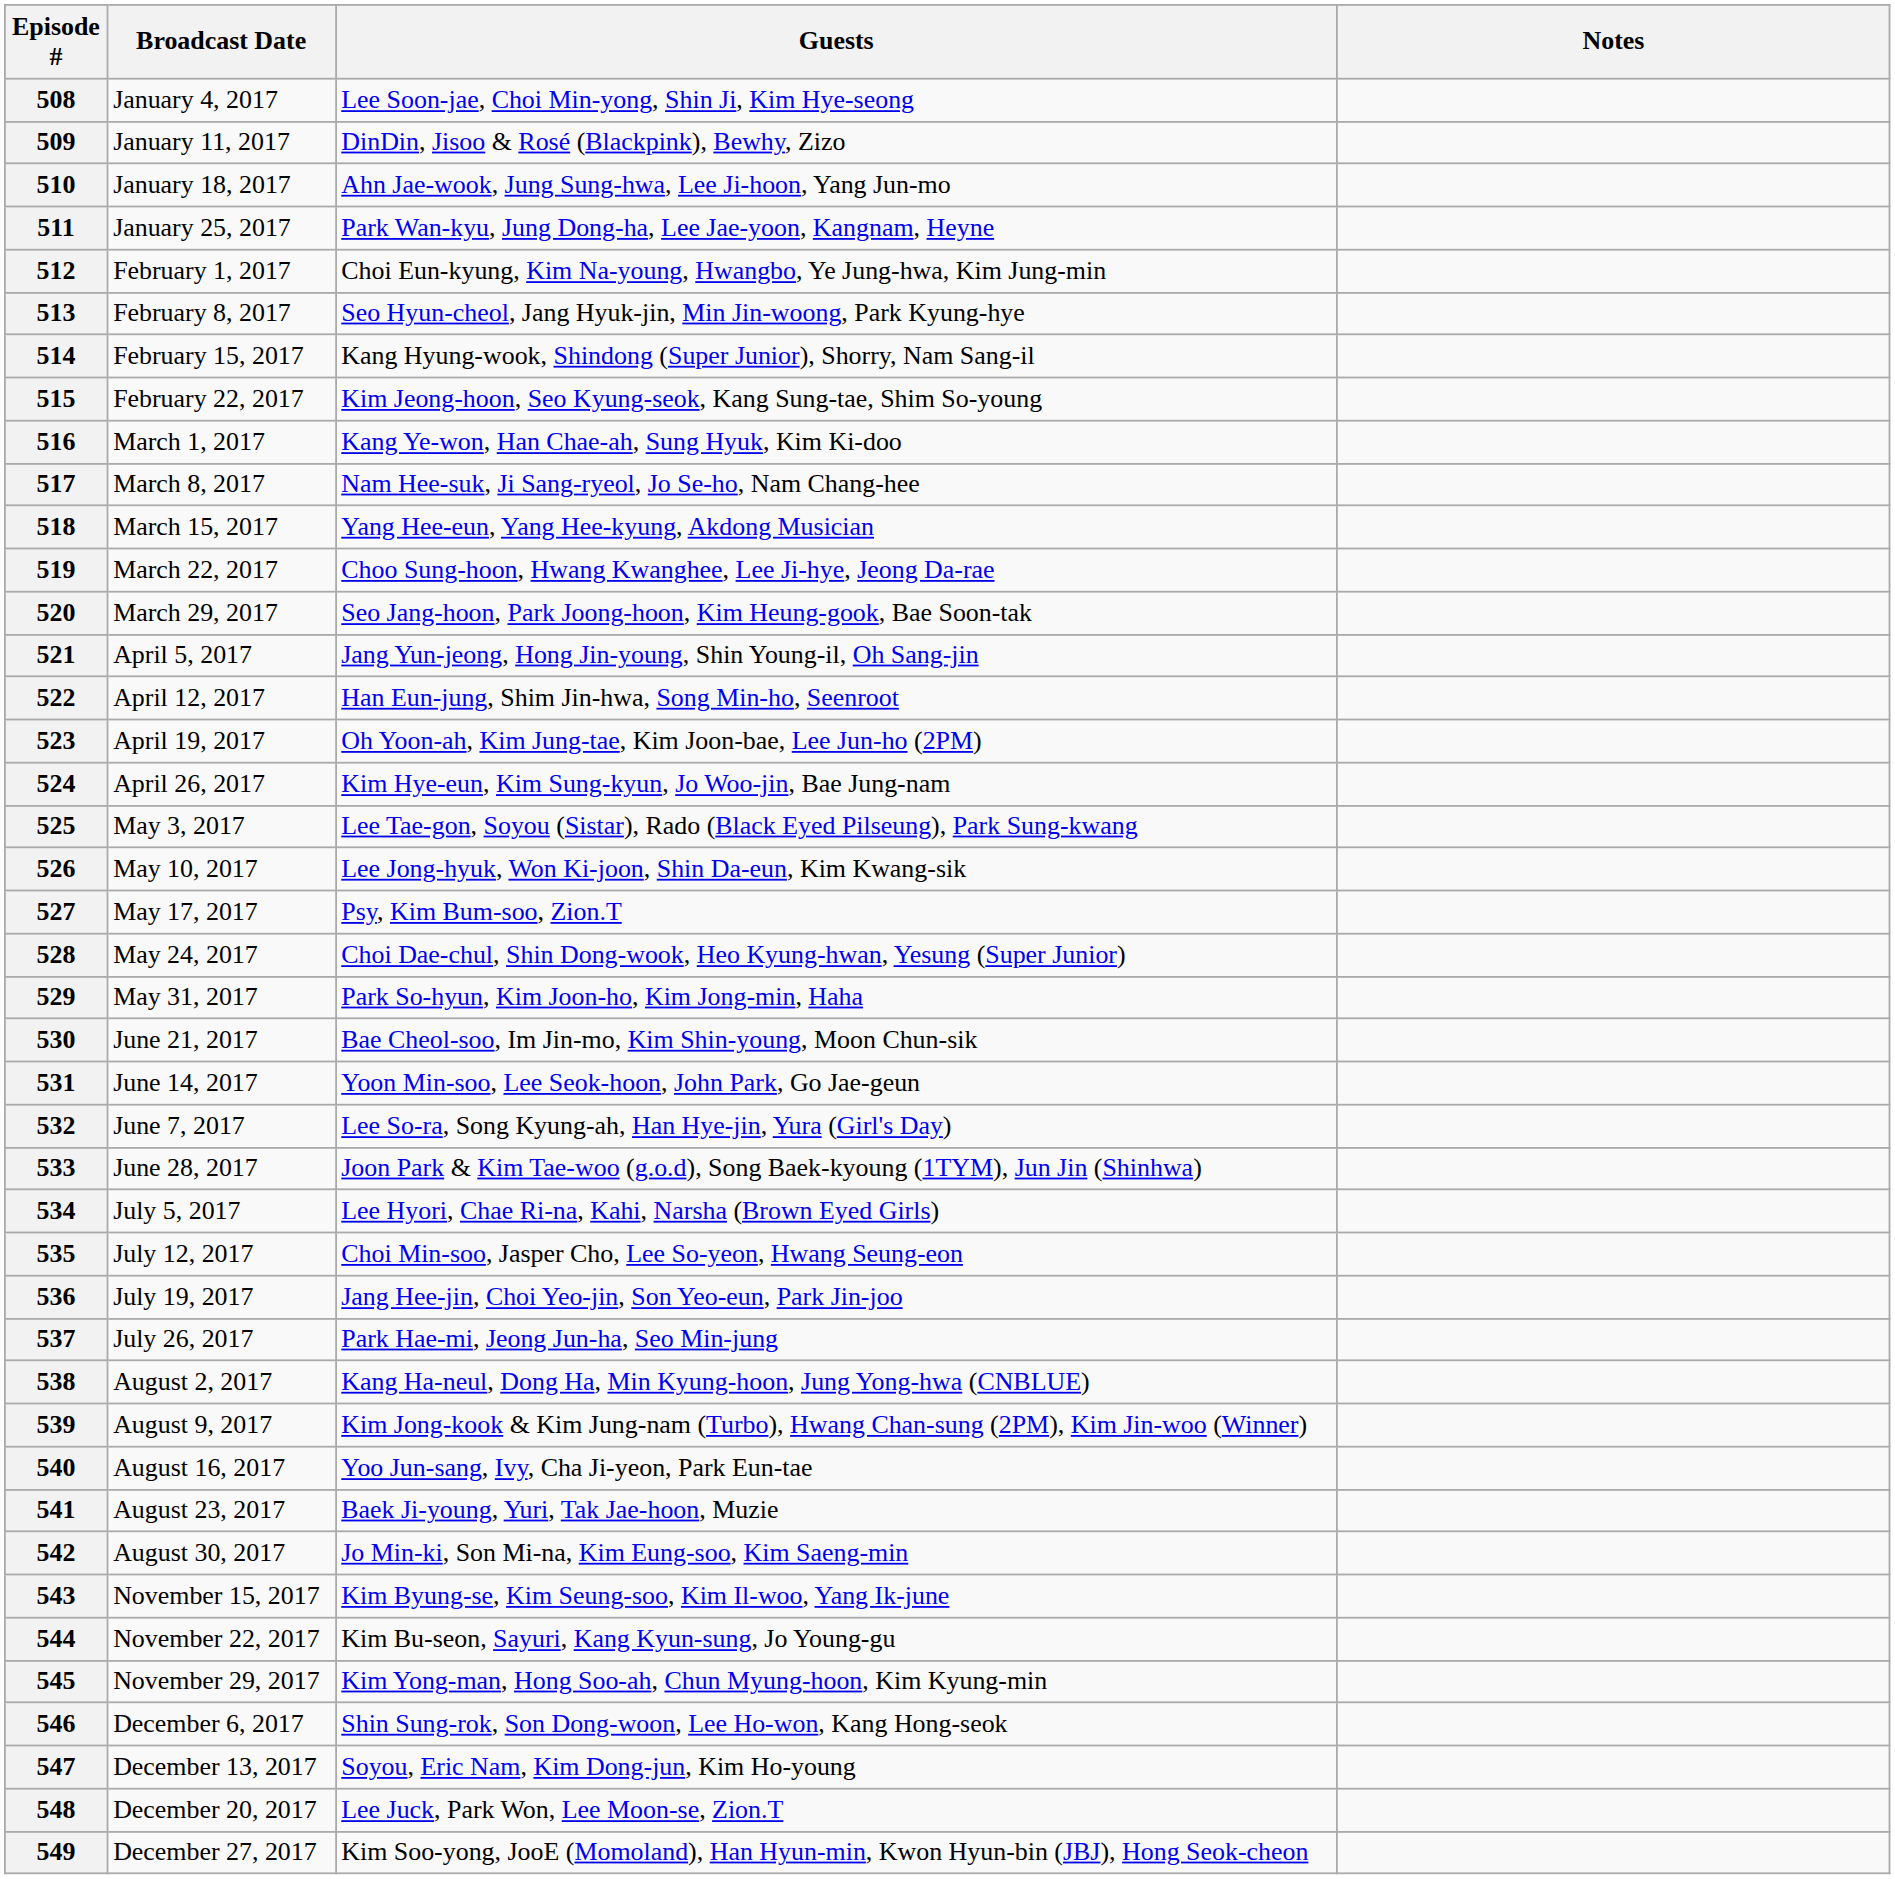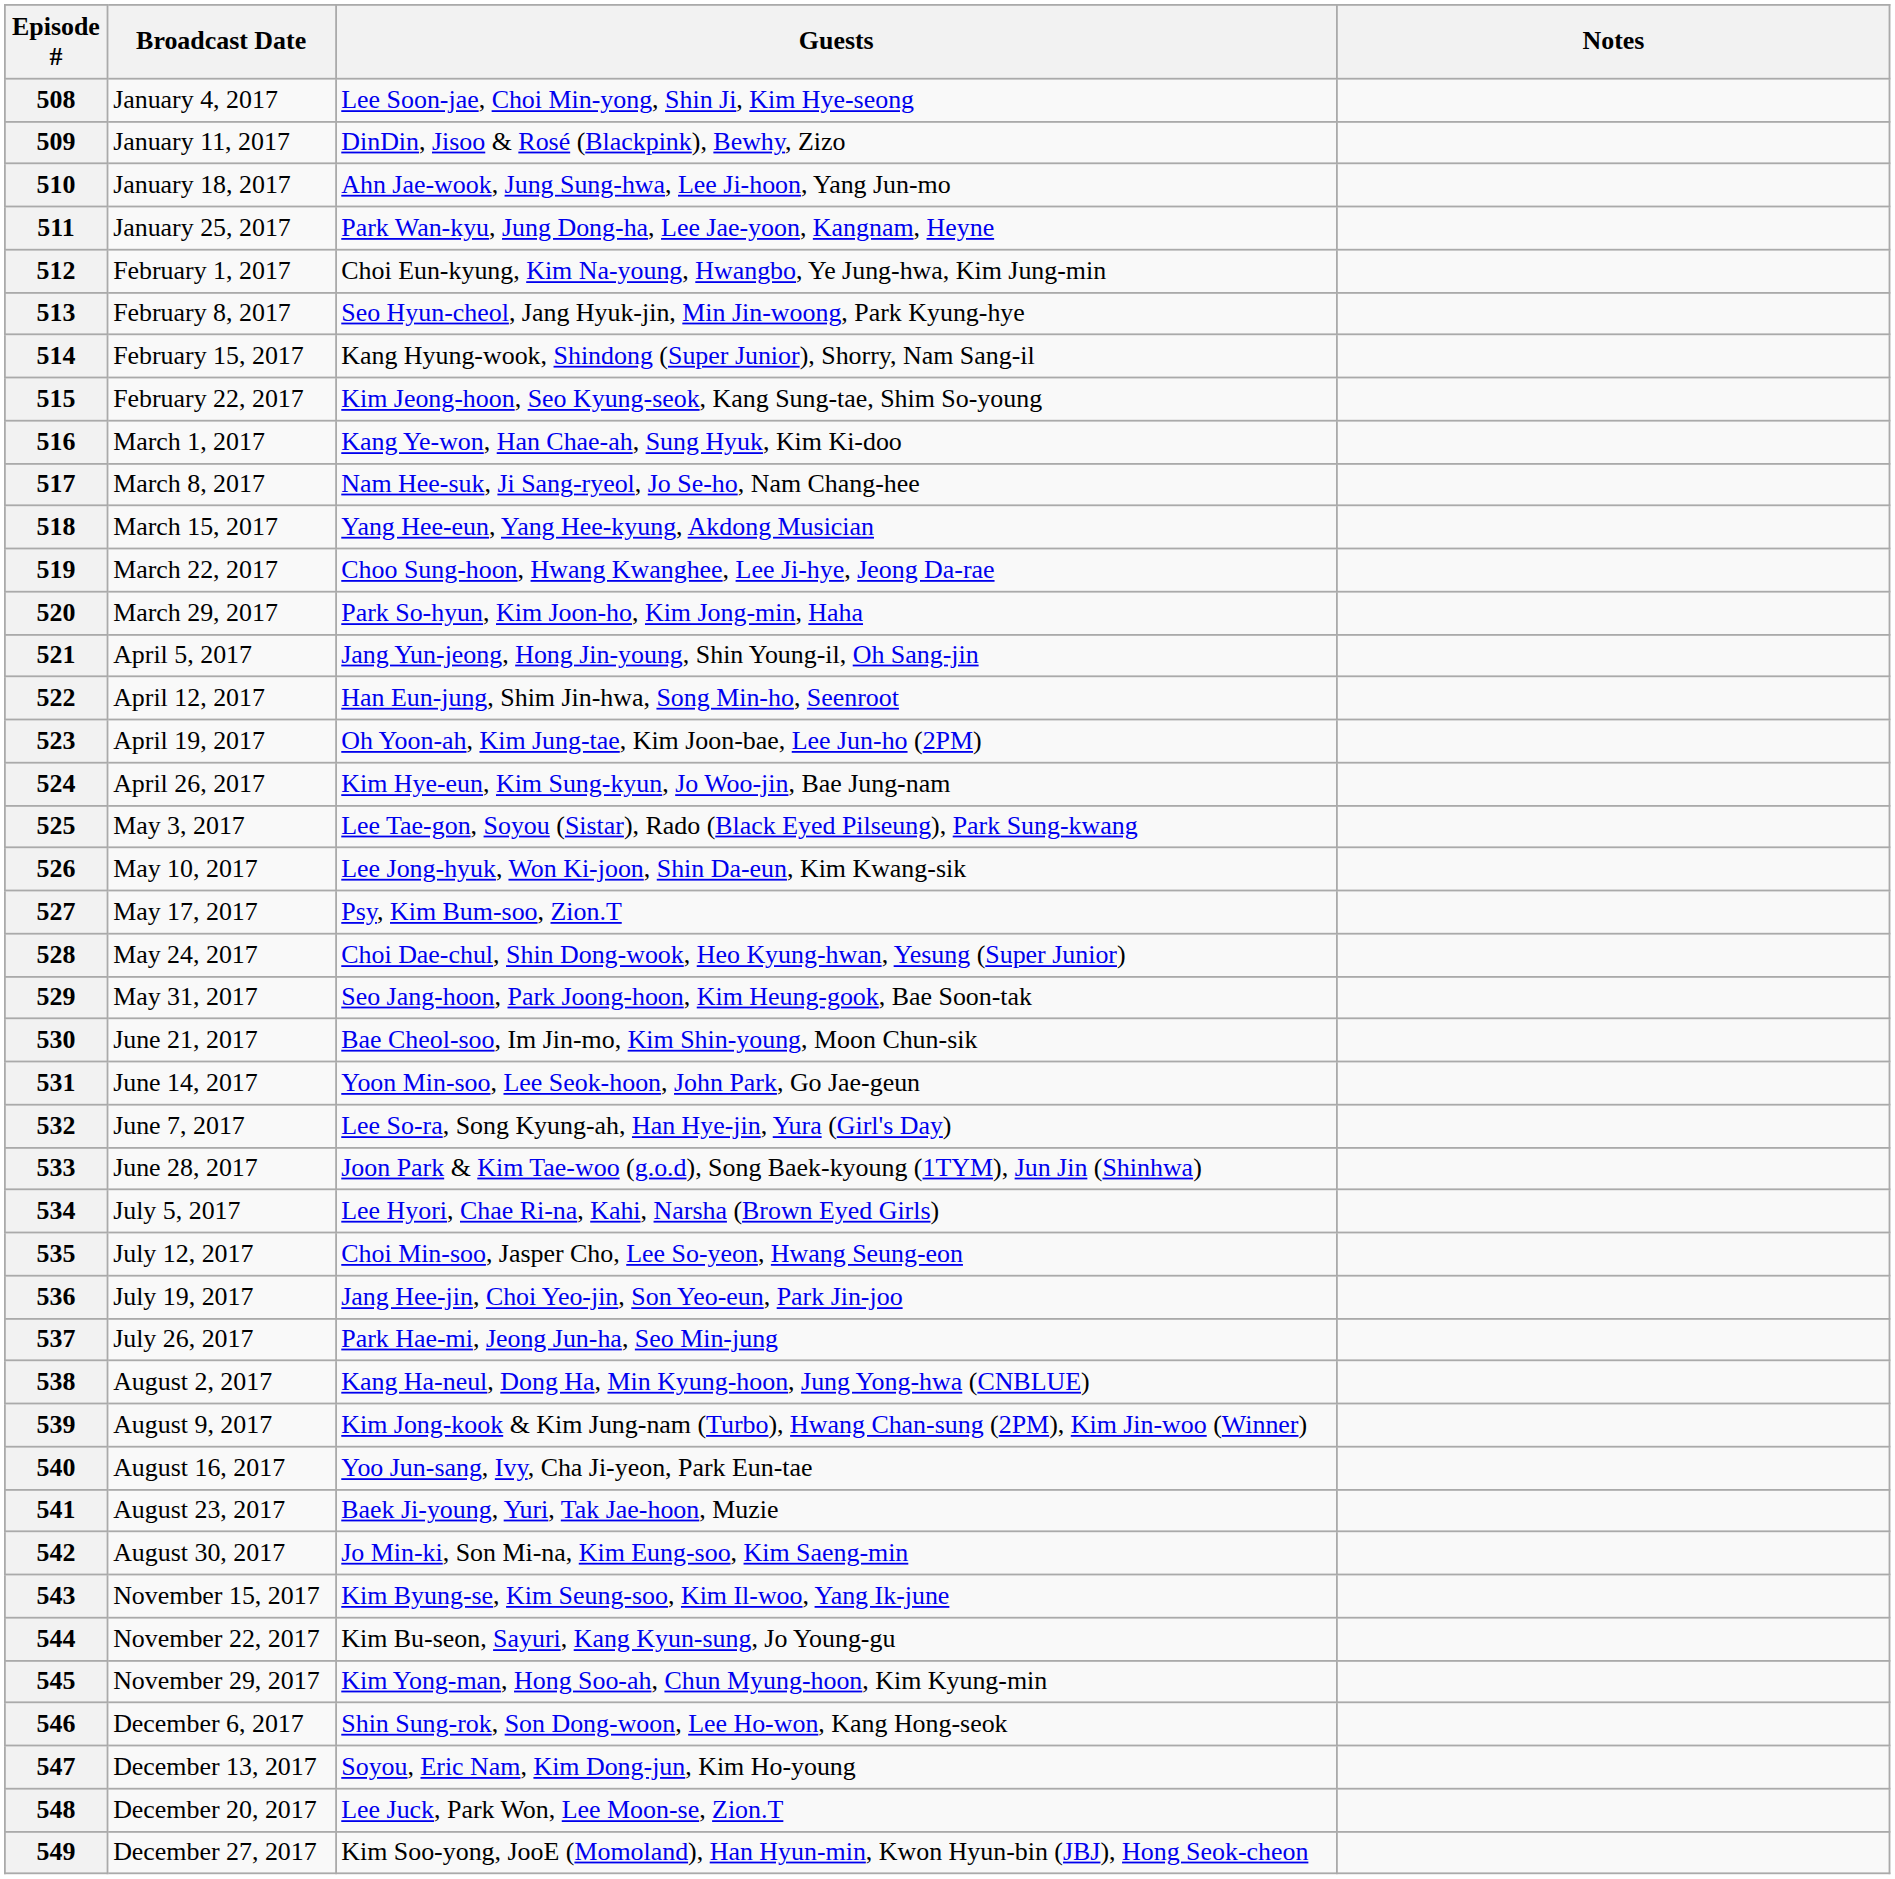(687, 612) Seo Jang-hoon, Park Joong-hoon, Kim Heung-gook, Bae Soon-tak -> (602, 612) Park So-hyun, Kim Joon-ho, Kim Jong-min, Haha
(602, 997) Park So-hyun, Kim Joon-ho, Kim Jong-min, Haha -> (687, 997) Seo Jang-hoon, Park Joong-hoon, Kim Heung-gook, Bae Soon-tak
